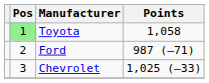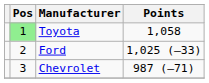(164, 51) 987 (–71) -> (164, 51) 1,025 (–33)
(164, 69) 1,025 (–33) -> (164, 69) 987 (–71)
